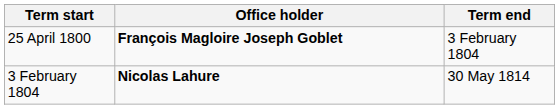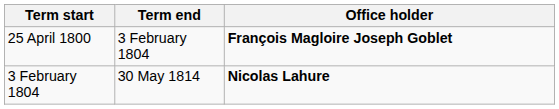columns swapped: (499, 15) <-> (279, 15)
